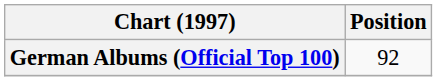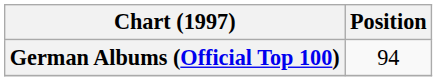(388, 57) 92 -> (388, 57) 94
